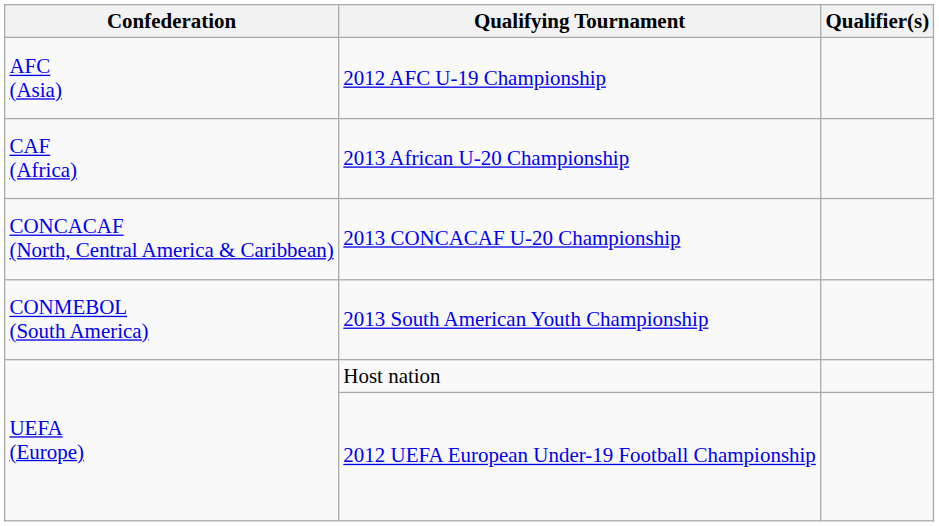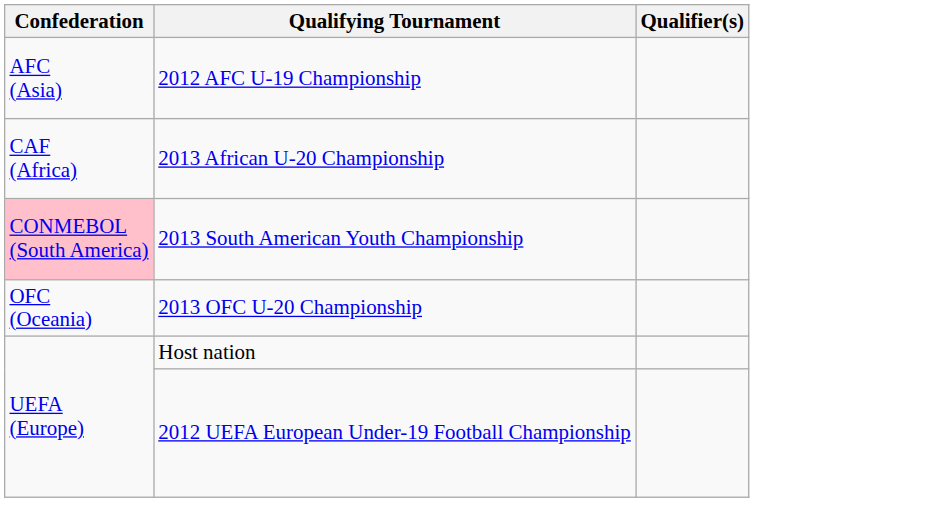- row: (512, 238)
(79, 319) no background -> (79, 238) pink background
+ row: (290, 307)
